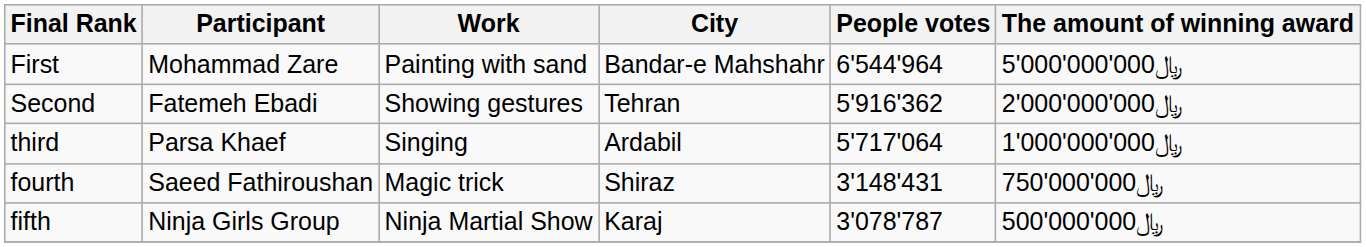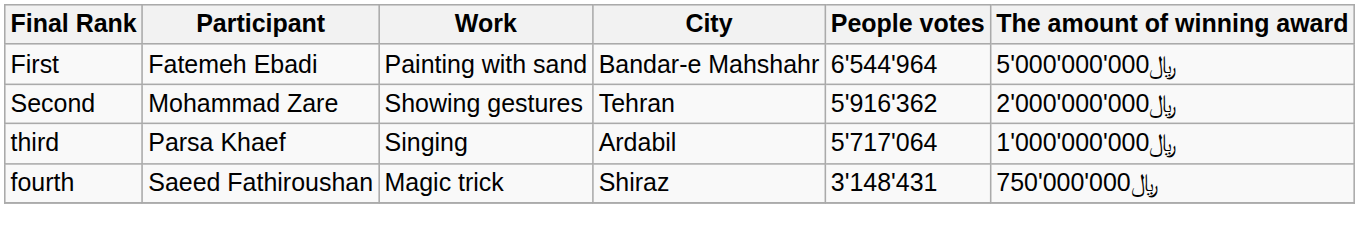(243, 63) Mohammad Zare -> (233, 63) Fatemeh Ebadi
(233, 103) Fatemeh Ebadi -> (243, 103) Mohammad Zare
- row: (31, 222)
